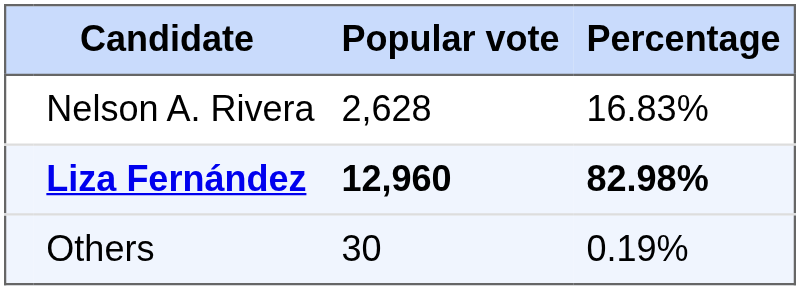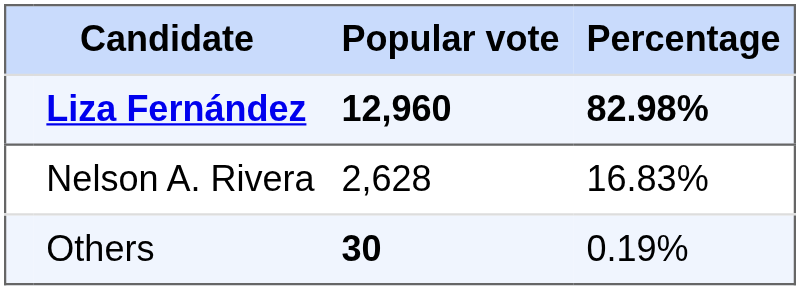rows swapped: (176, 178) <-> (180, 109)
(362, 248) normal -> (362, 248) bold
